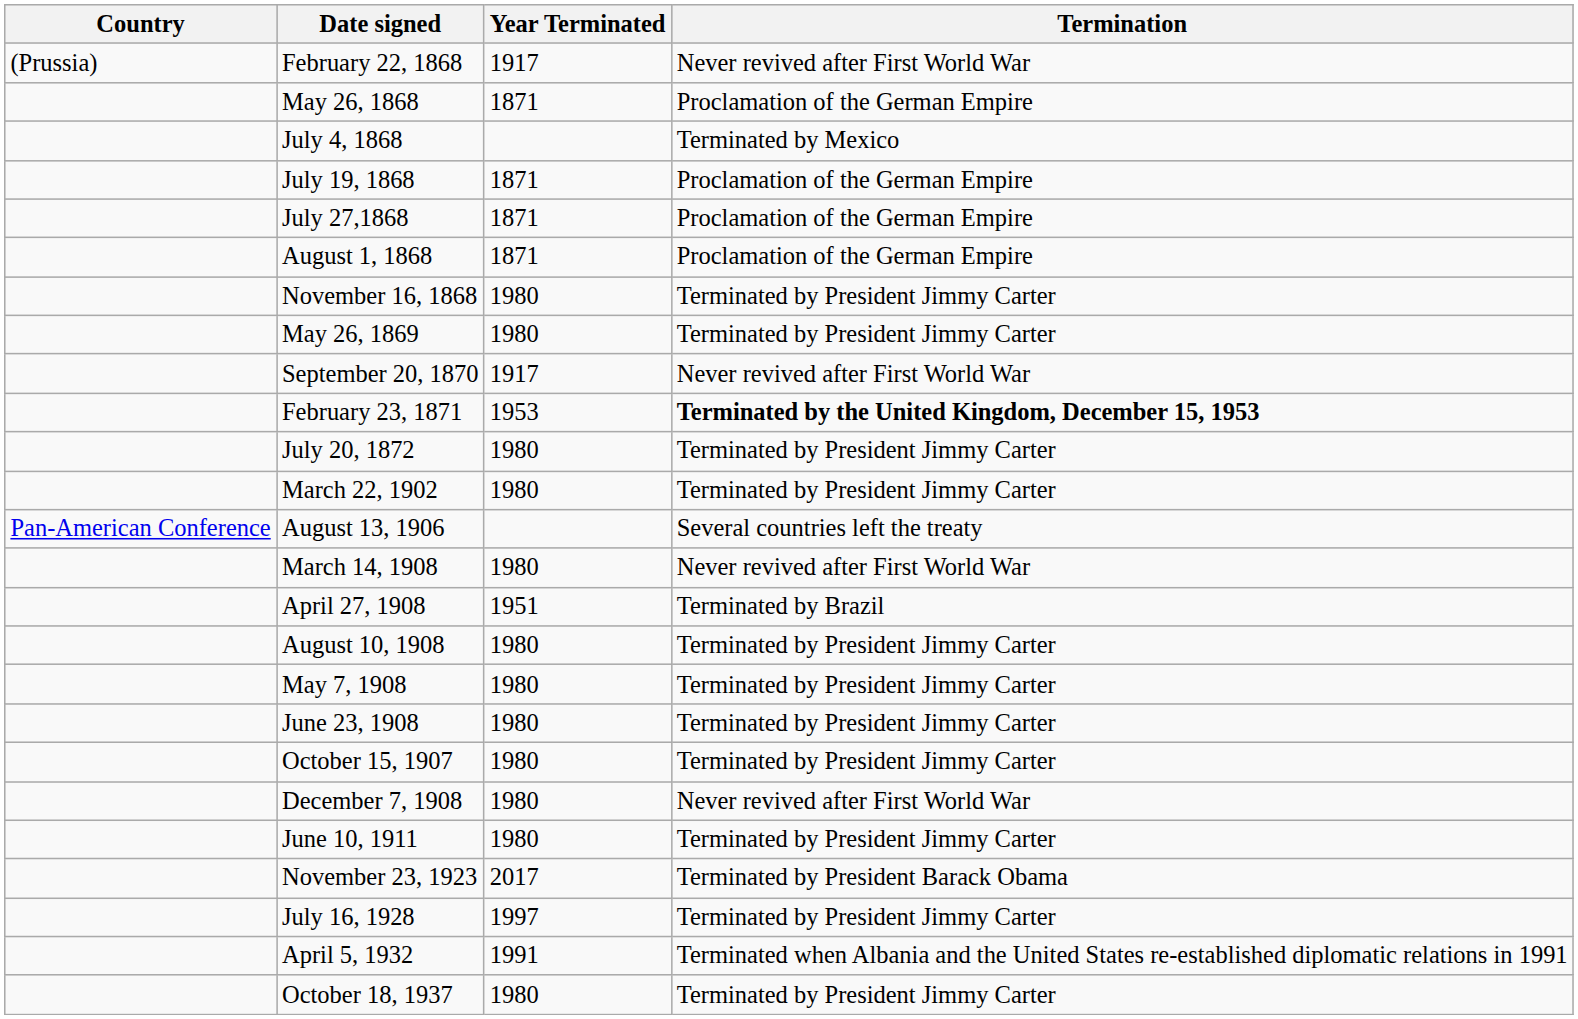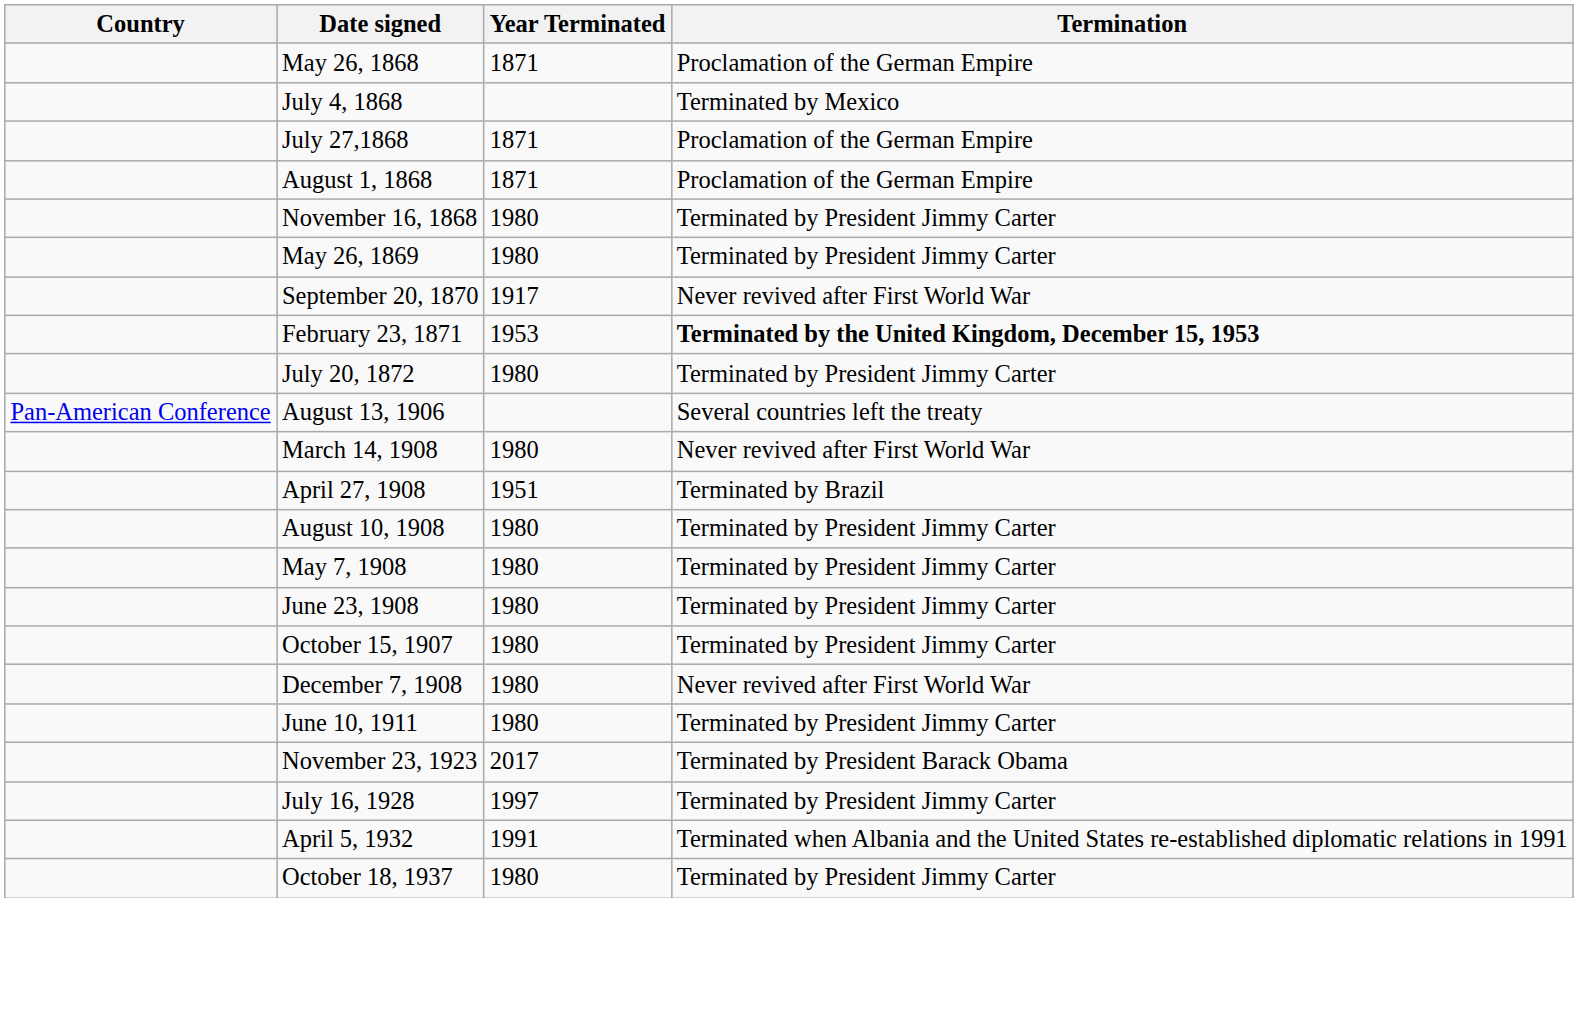- row: (372, 62)
- row: (348, 179)
- row: (360, 489)
